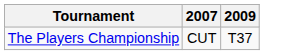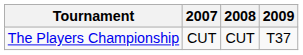+ column: (240, 16)
